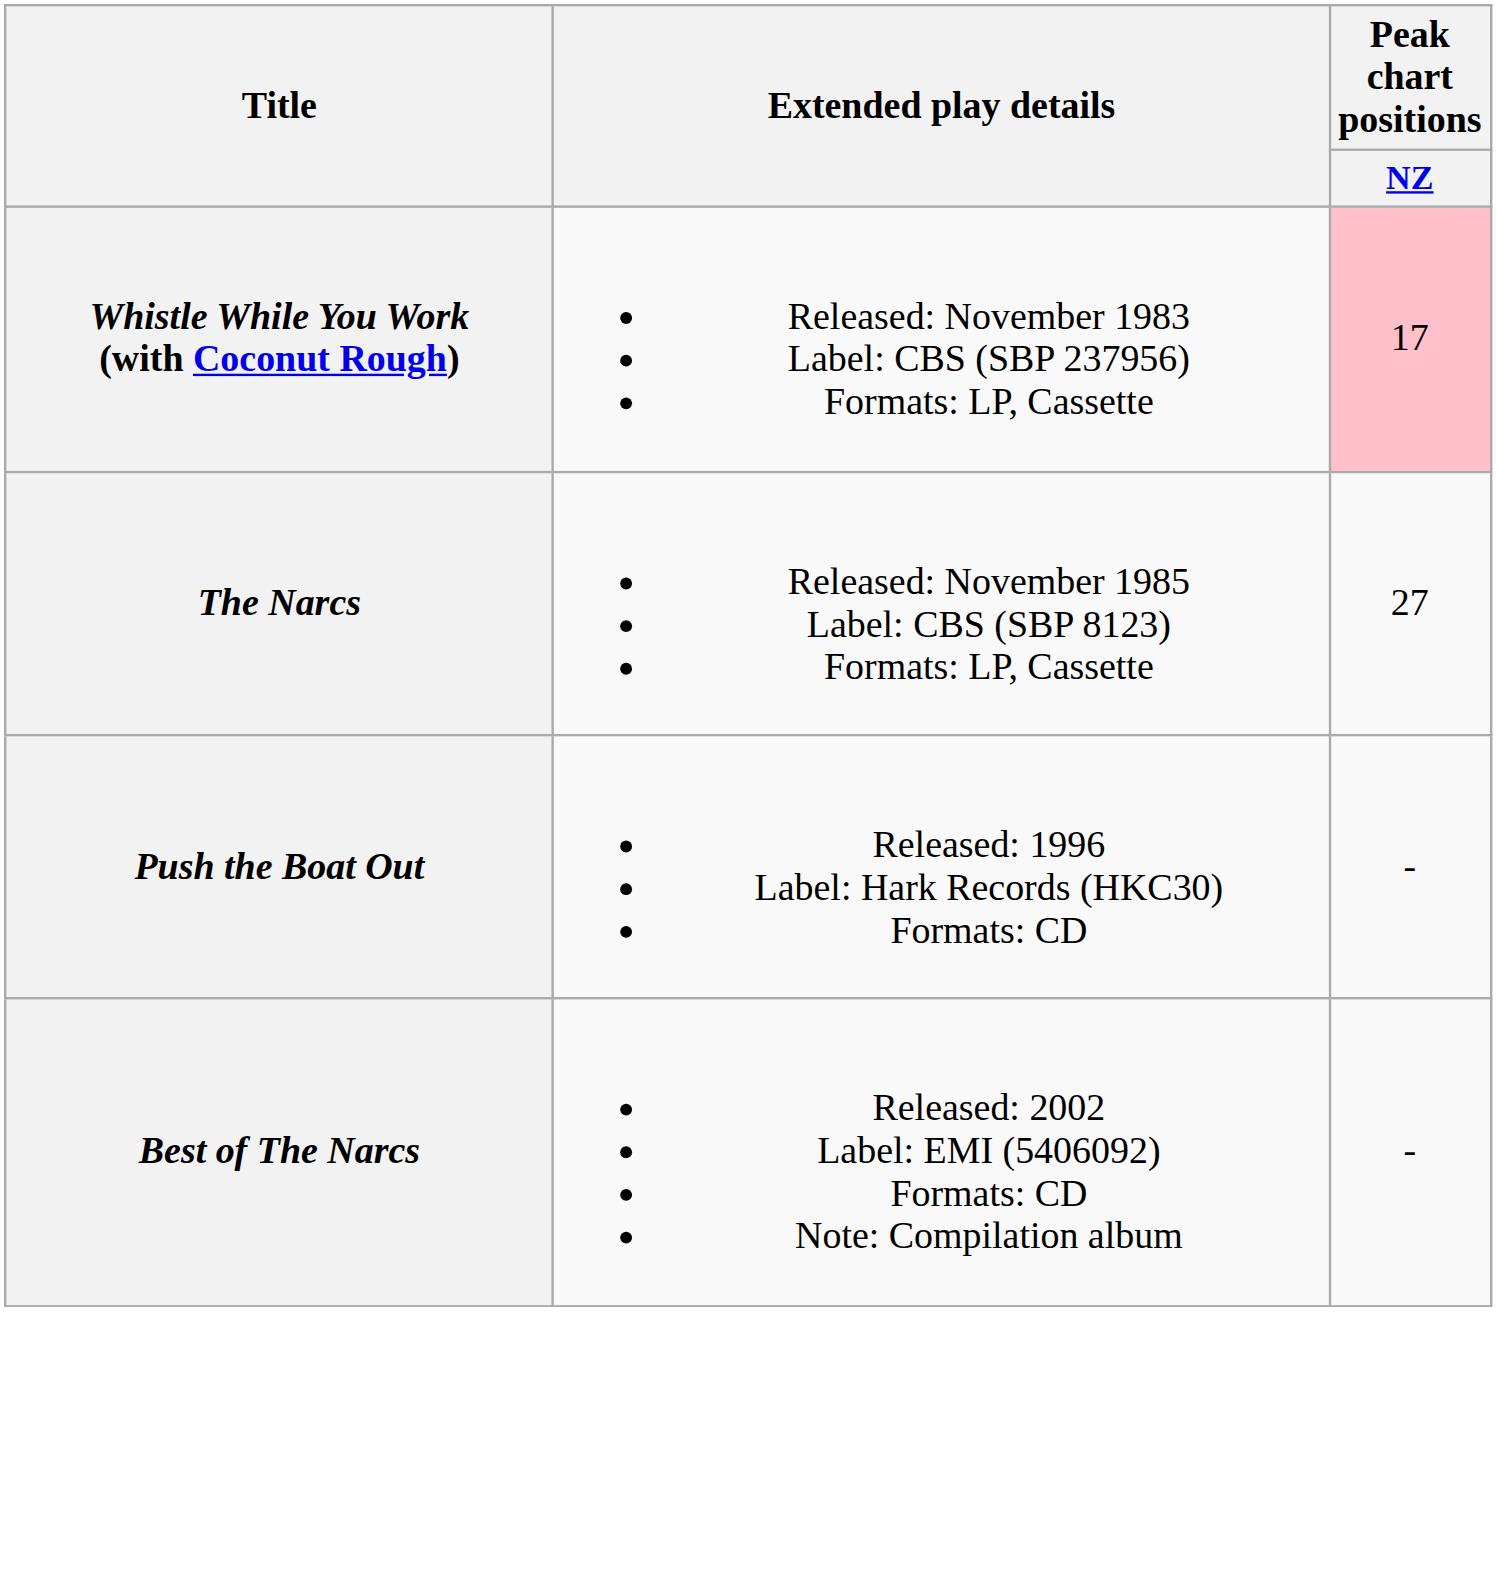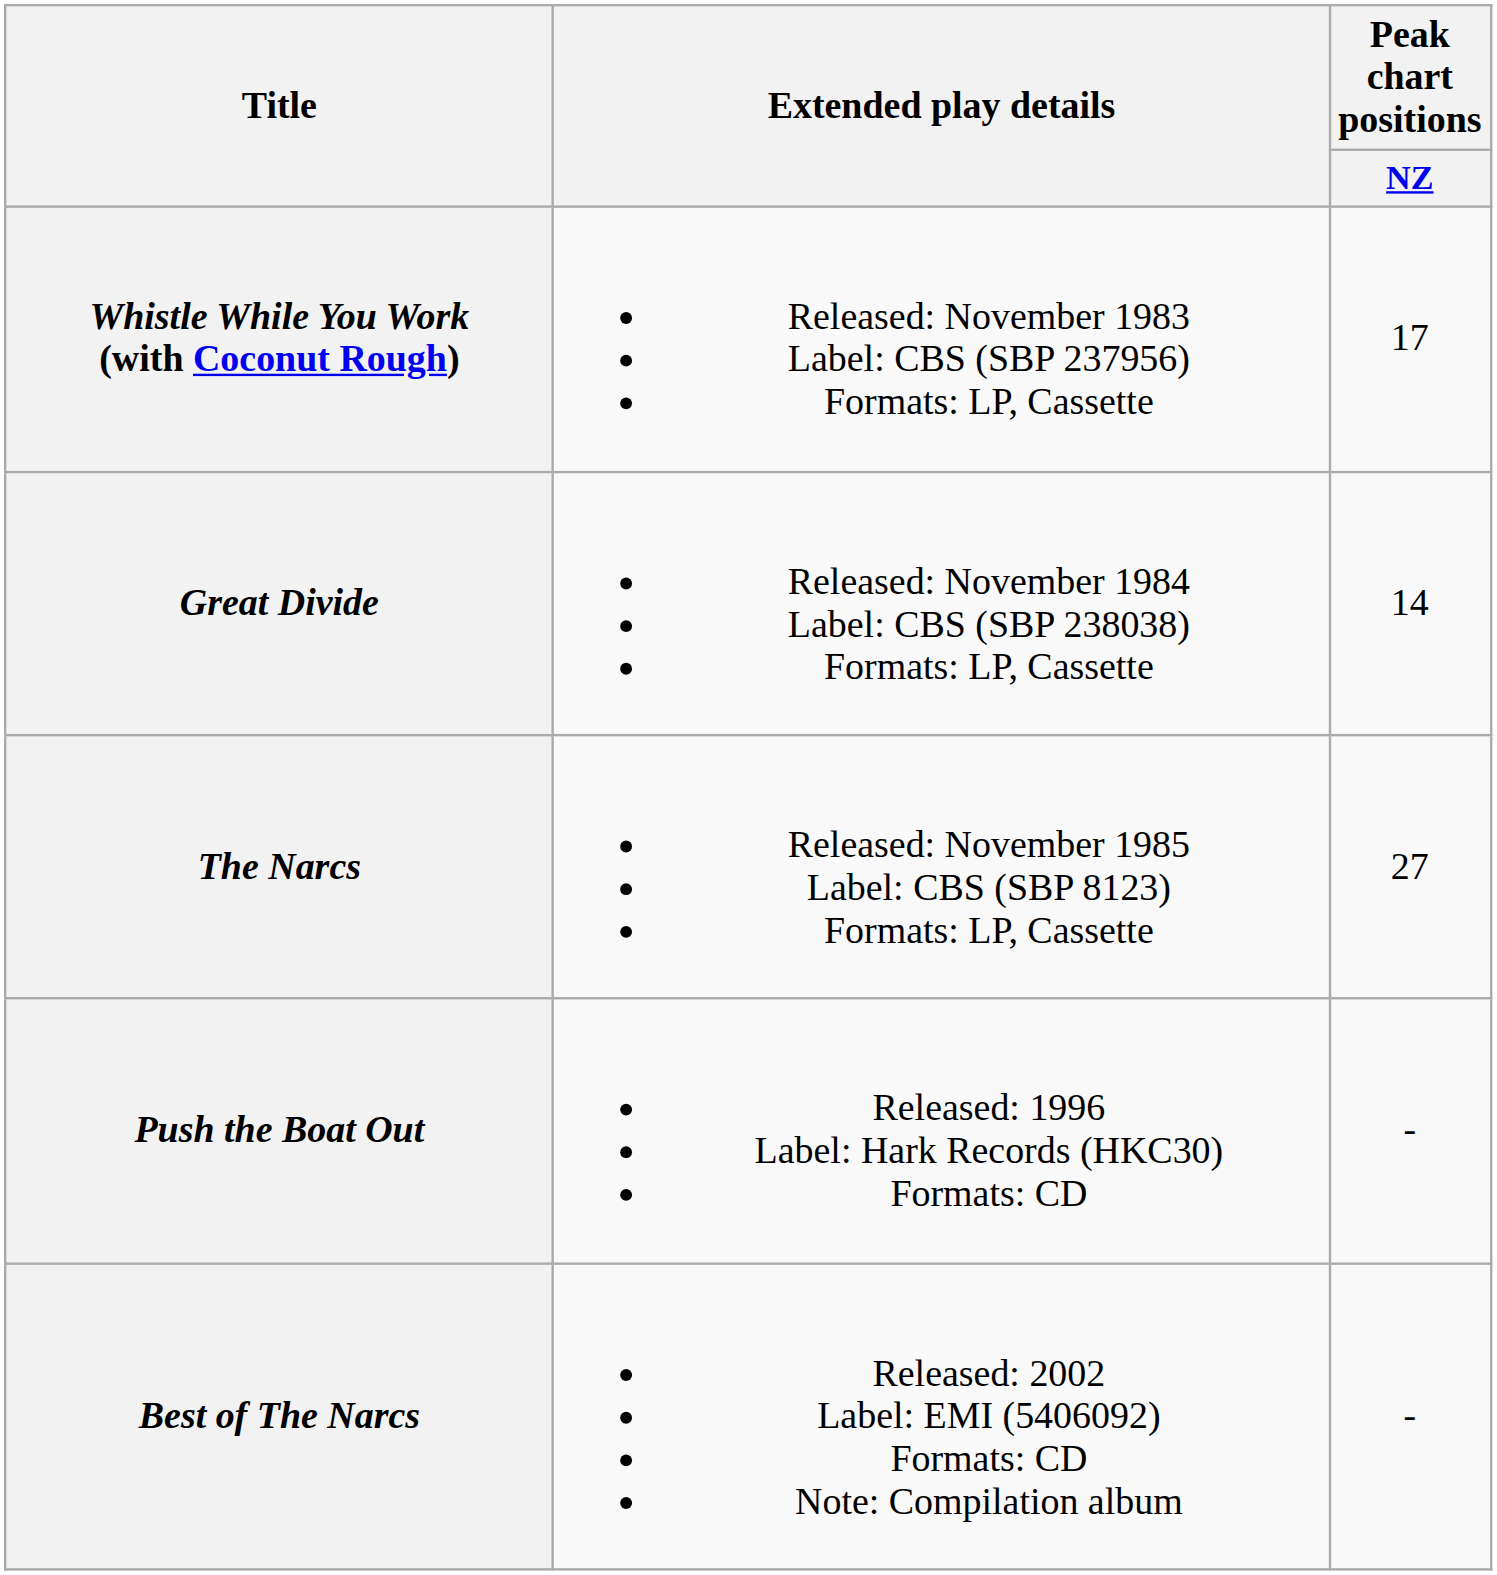(1410, 338) pink background -> (1410, 338) no background
+ row: (279, 602)
